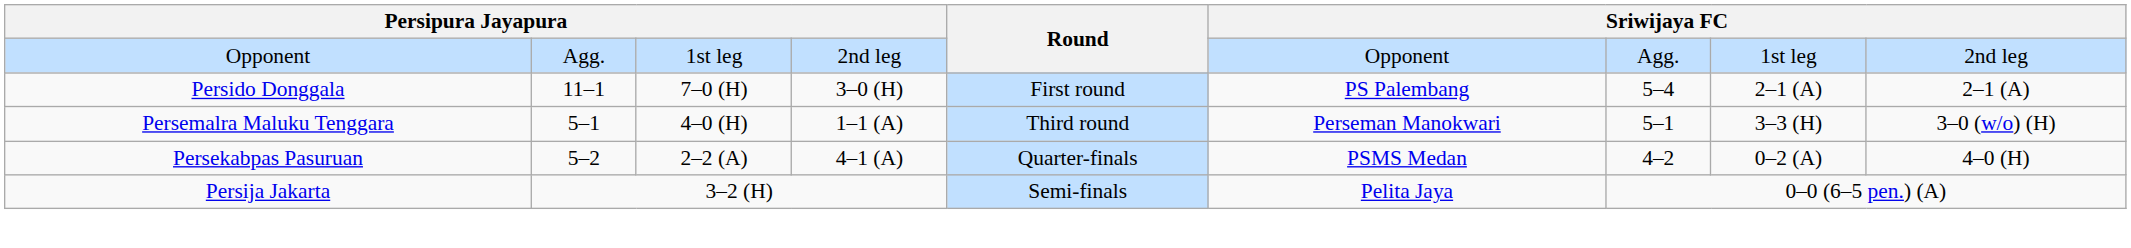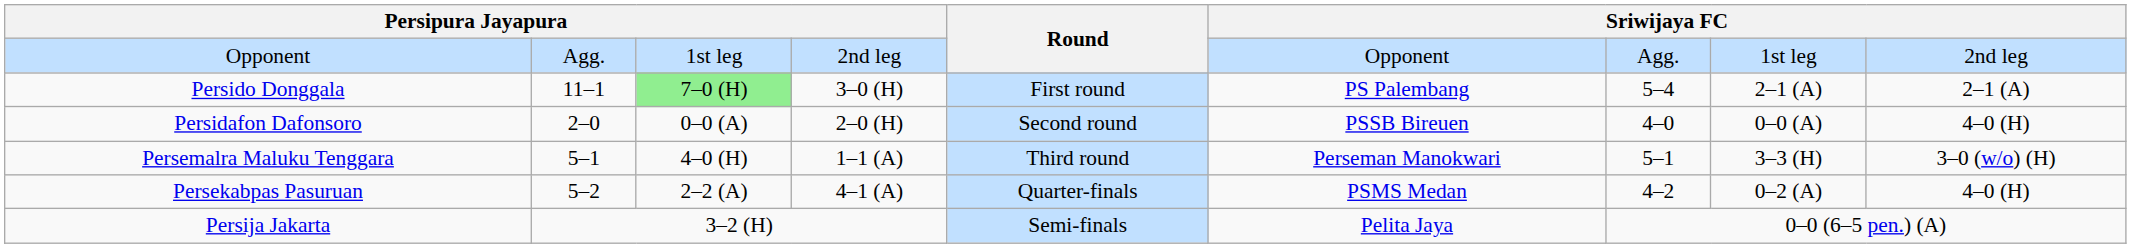(714, 89) no background -> (714, 89) lightgreen background
+ row: (268, 123)
